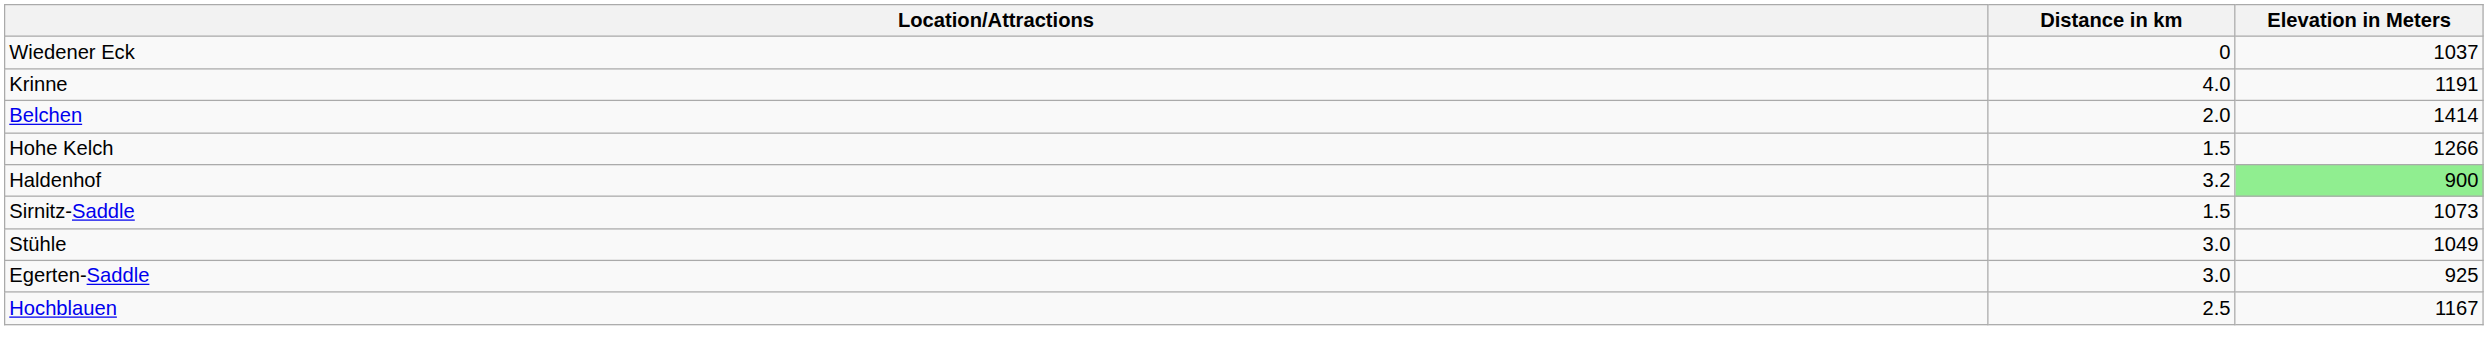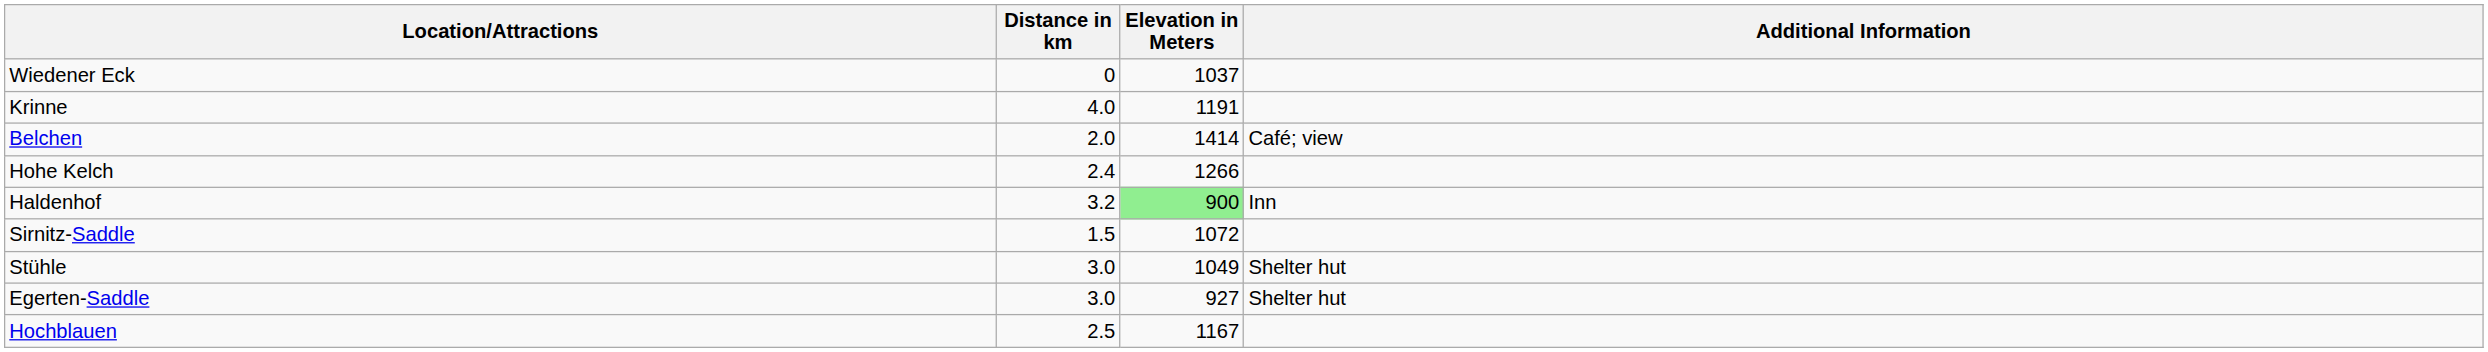+ column: (1863, 31)
(2217, 148) 1.5 -> (1101, 171) 2.4
(2456, 212) 1073 -> (1217, 235) 1072
(2462, 276) 925 -> (1222, 298) 927
